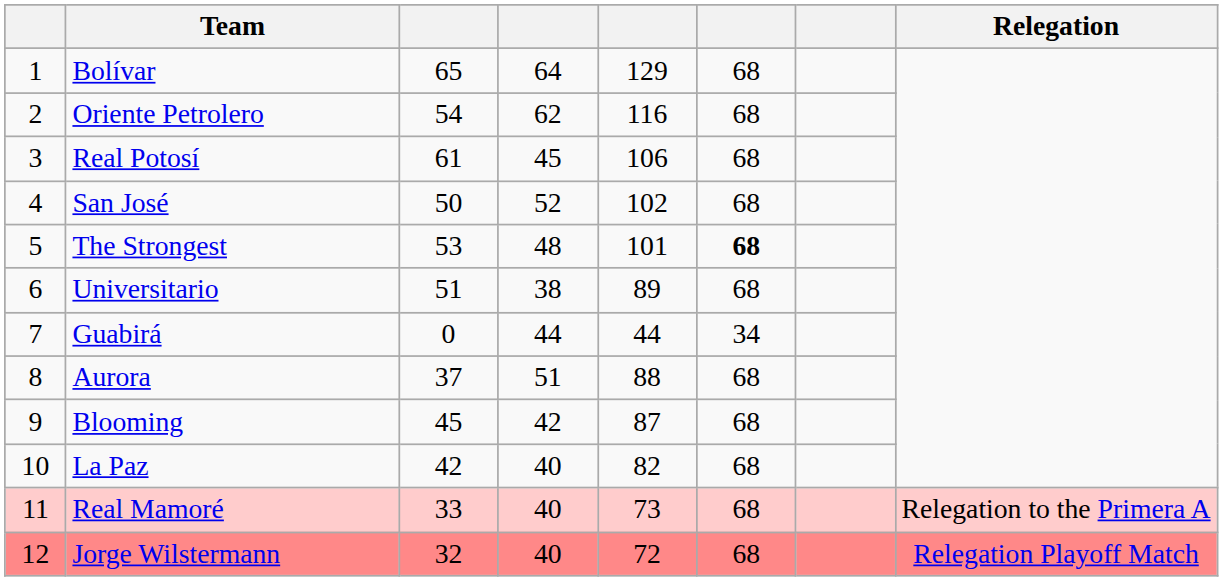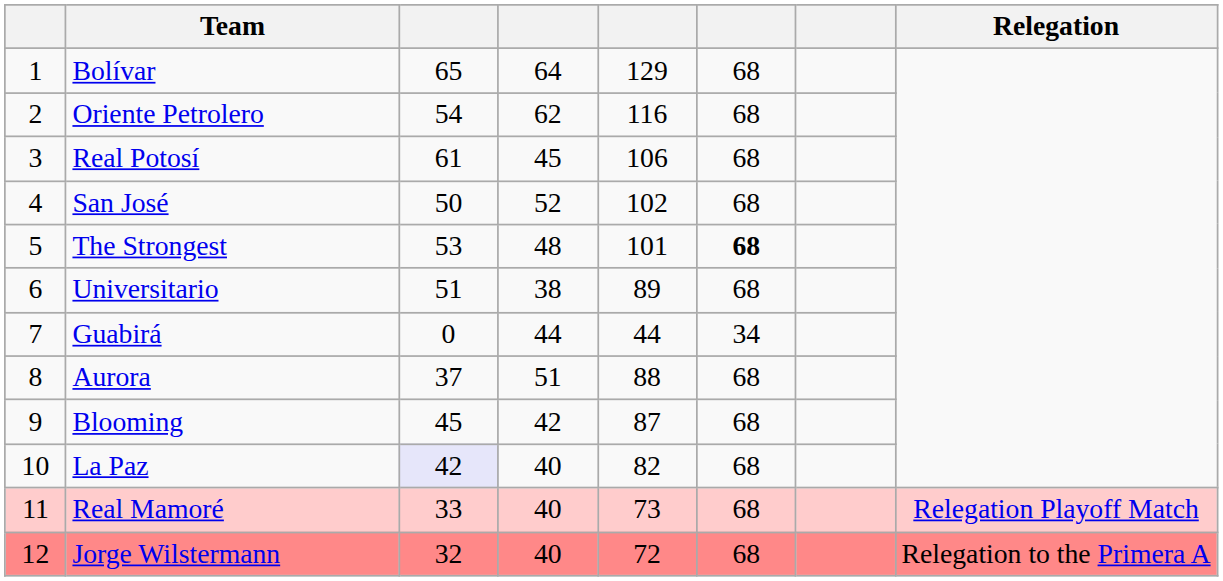(449, 465) no background -> (449, 465) lavender background
(1056, 509) Relegation to the Primera A -> (1056, 509) Relegation Playoff Match
(1056, 553) Relegation Playoff Match -> (1056, 553) Relegation to the Primera A
